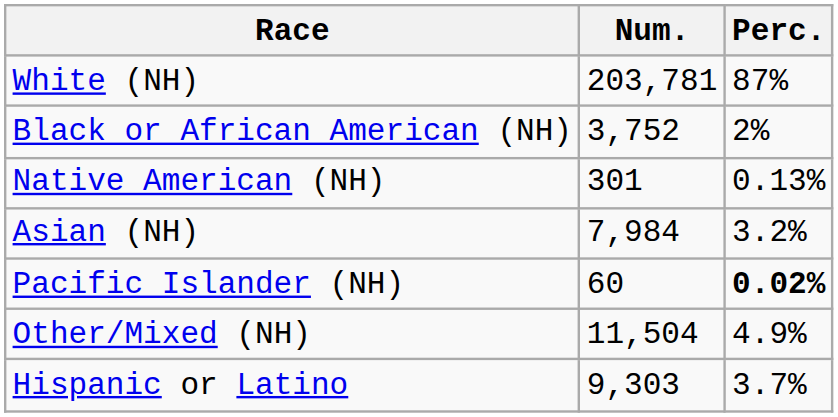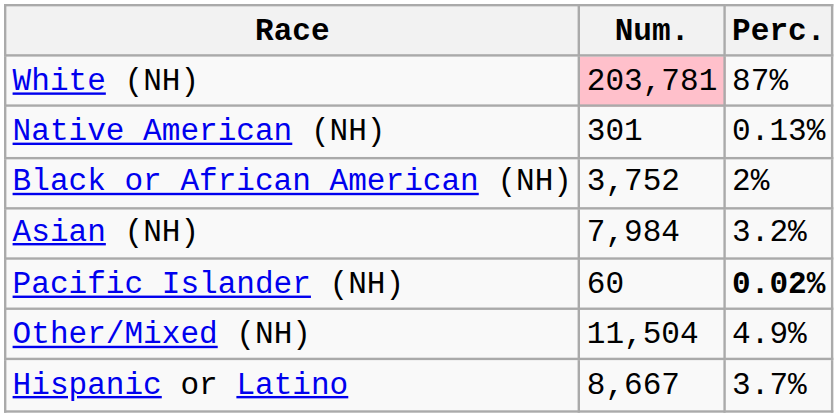(652, 81) no background -> (652, 81) pink background
rows swapped: (292, 132) <-> (199, 182)
(633, 385) 9,303 -> (633, 385) 8,667
